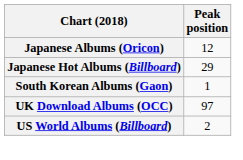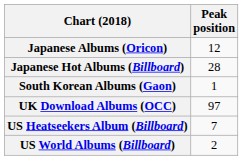(207, 67) 29 -> (214, 67) 28
+ row: (97, 125)
